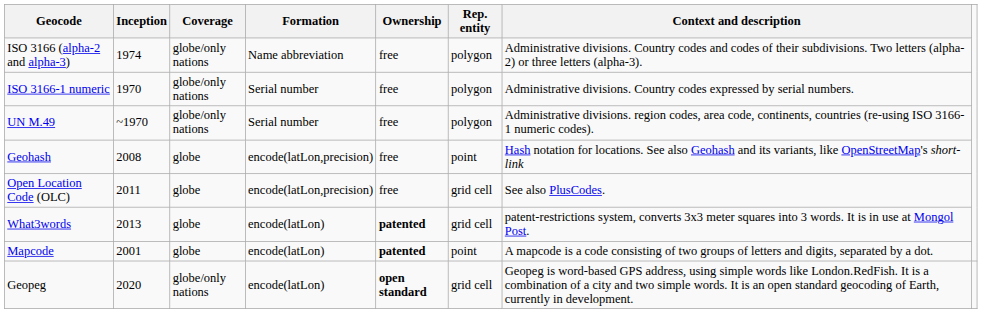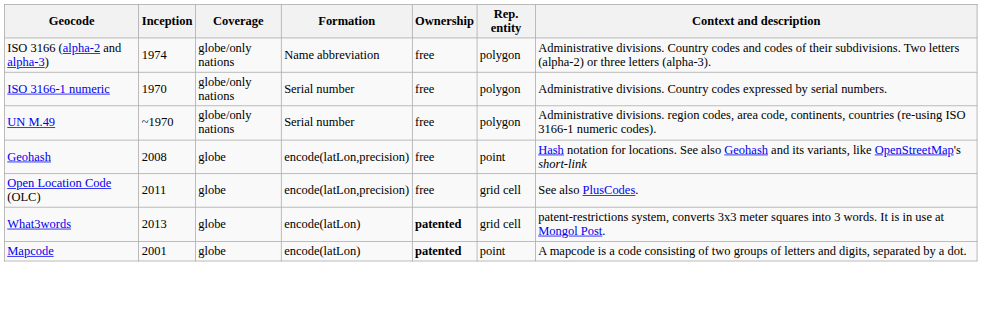- row: (27, 285)
